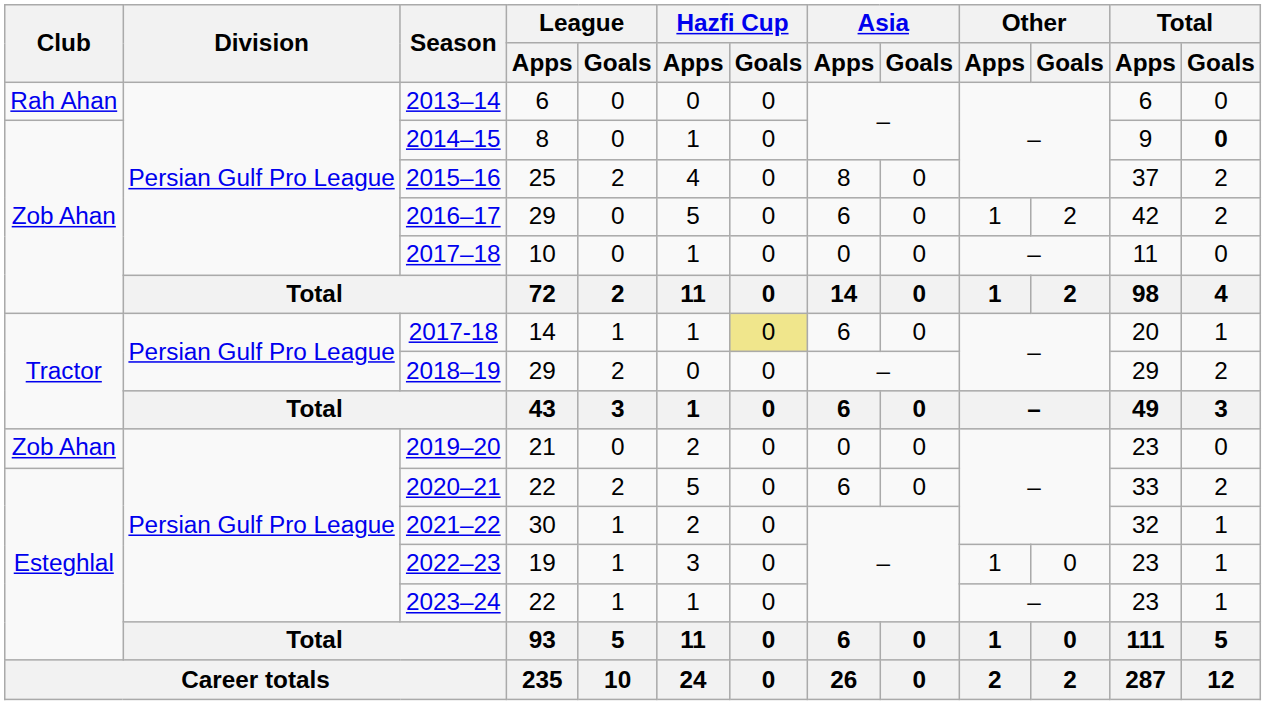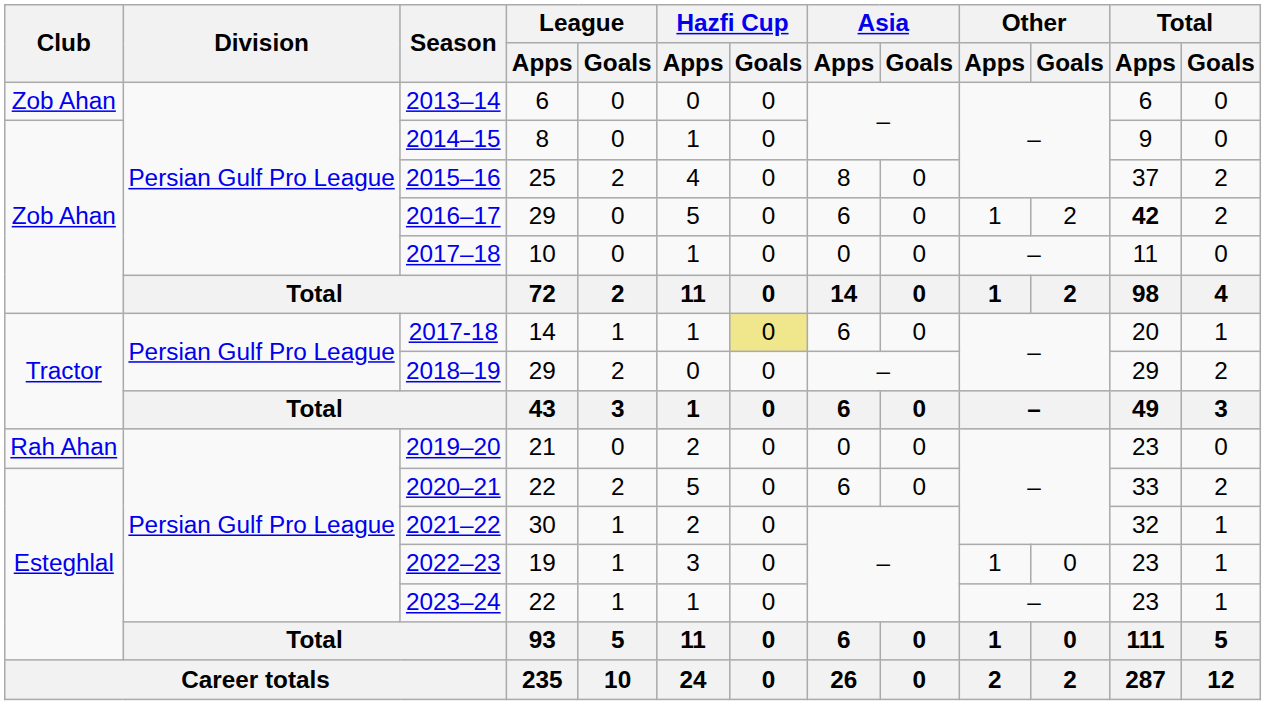(64, 100) Rah Ahan -> (64, 100) Zob Ahan
(1221, 139) bold -> (1221, 139) normal
(1145, 216) normal -> (1145, 216) bold
(64, 448) Zob Ahan -> (64, 448) Rah Ahan
